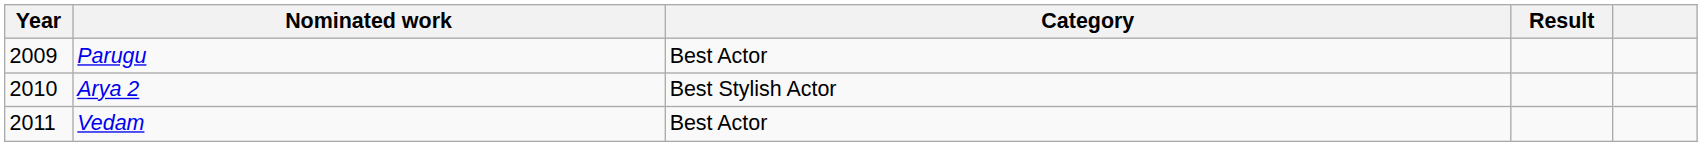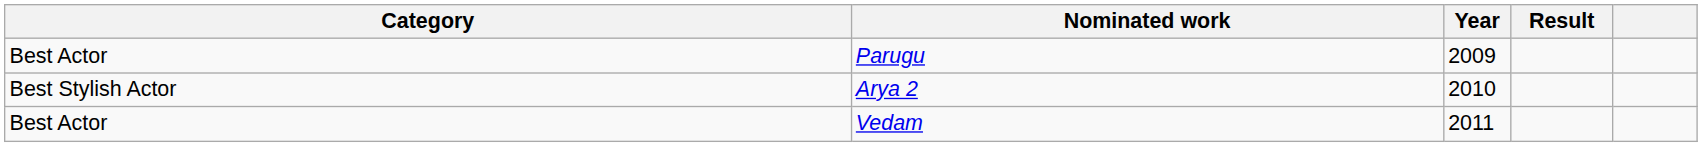columns swapped: (39, 21) <-> (1088, 21)
